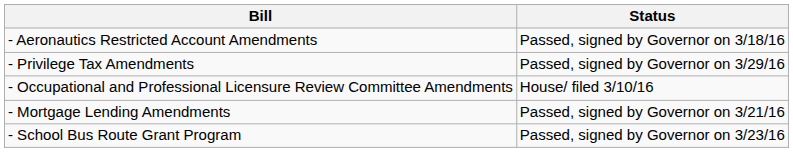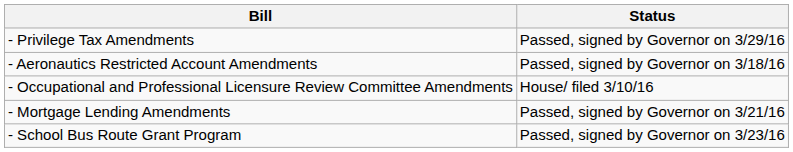rows swapped: (101, 64) <-> (163, 40)
